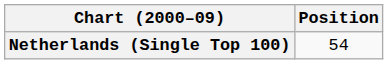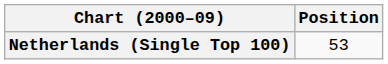(339, 46) 54 -> (339, 46) 53
